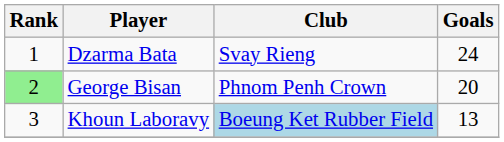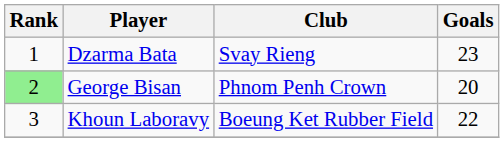(468, 53) 24 -> (468, 53) 23
(326, 119) lightblue background -> (326, 119) no background
(468, 119) 13 -> (468, 119) 22
